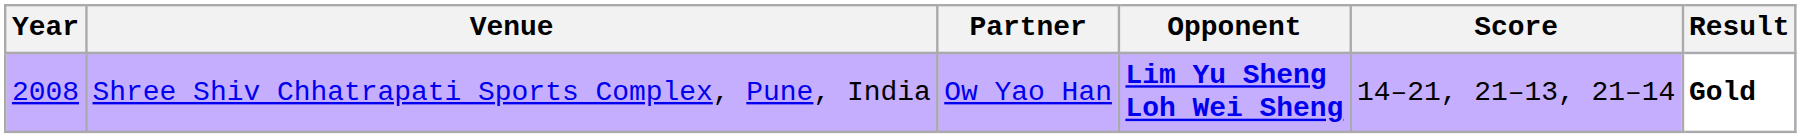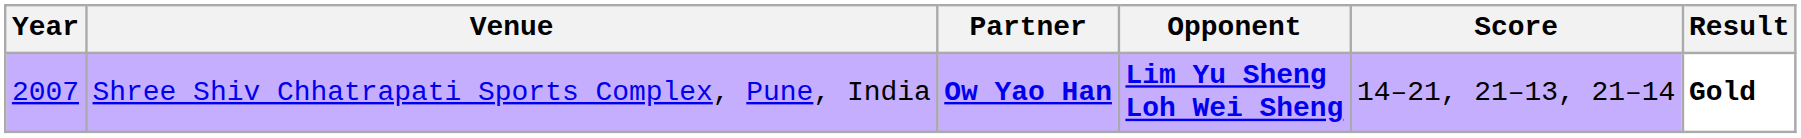(45, 92) 2008 -> (45, 92) 2007
(1028, 92) normal -> (1028, 92) bold
